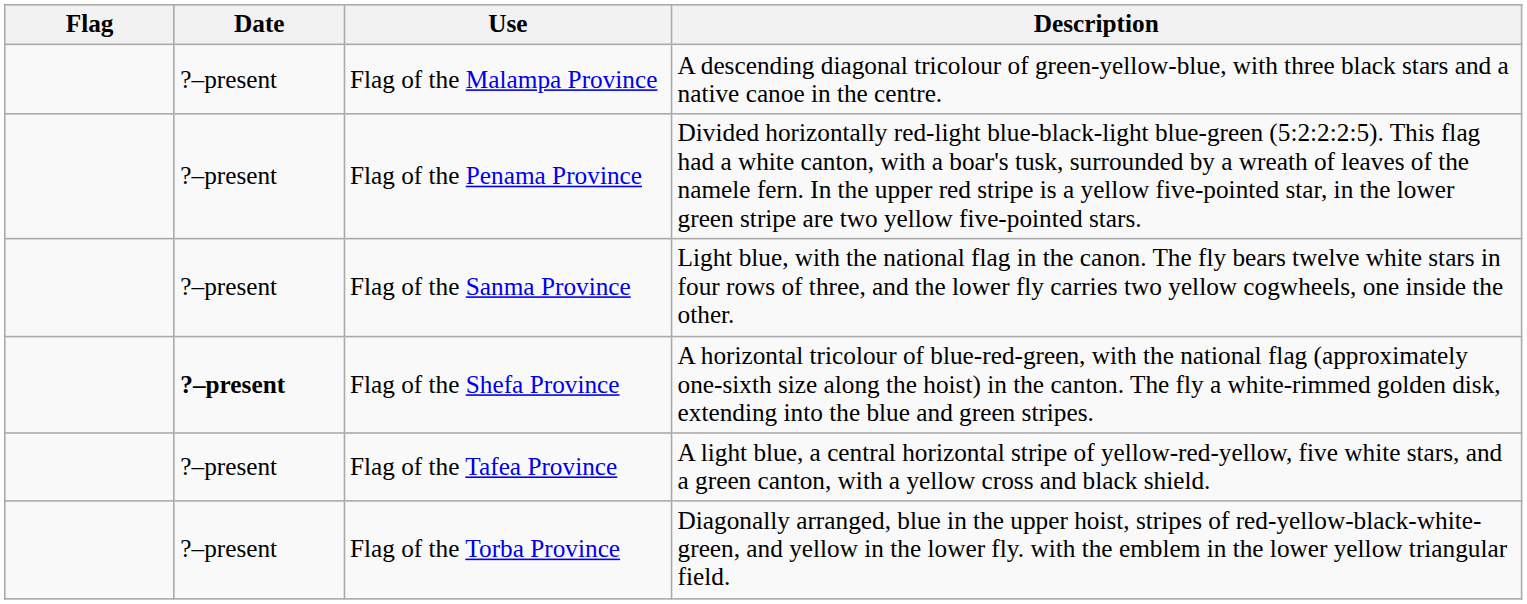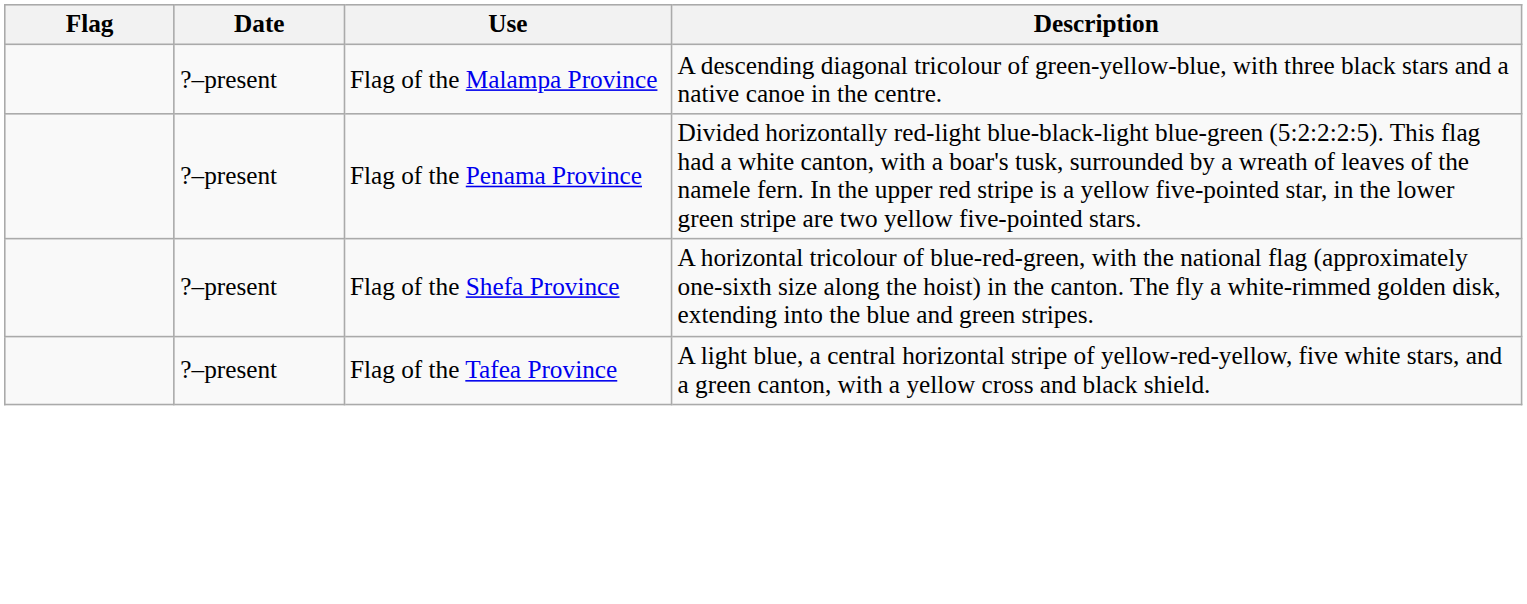- row: (490, 287)
(233, 383) bold -> (229, 287) normal
- row: (485, 549)
